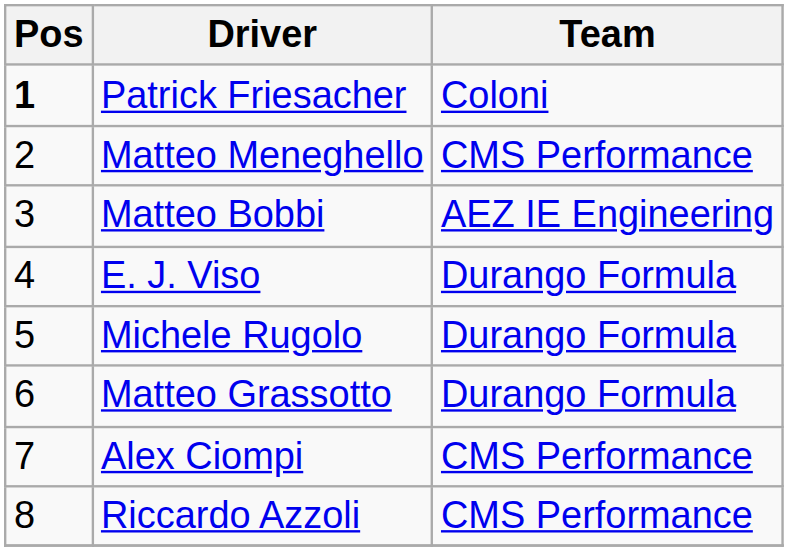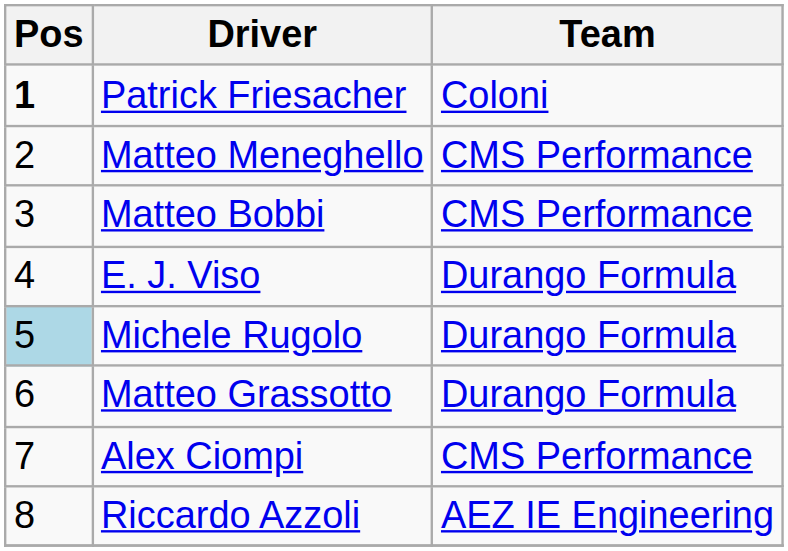(607, 214) AEZ IE Engineering -> (597, 214) CMS Performance
(24, 335) no background -> (24, 335) lightblue background
(597, 515) CMS Performance -> (607, 515) AEZ IE Engineering
